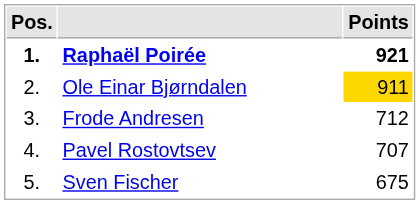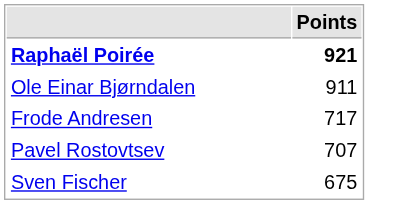- column: (32, 22)
(393, 87) gold background -> (341, 87) no background
(392, 119) 712 -> (341, 119) 717
